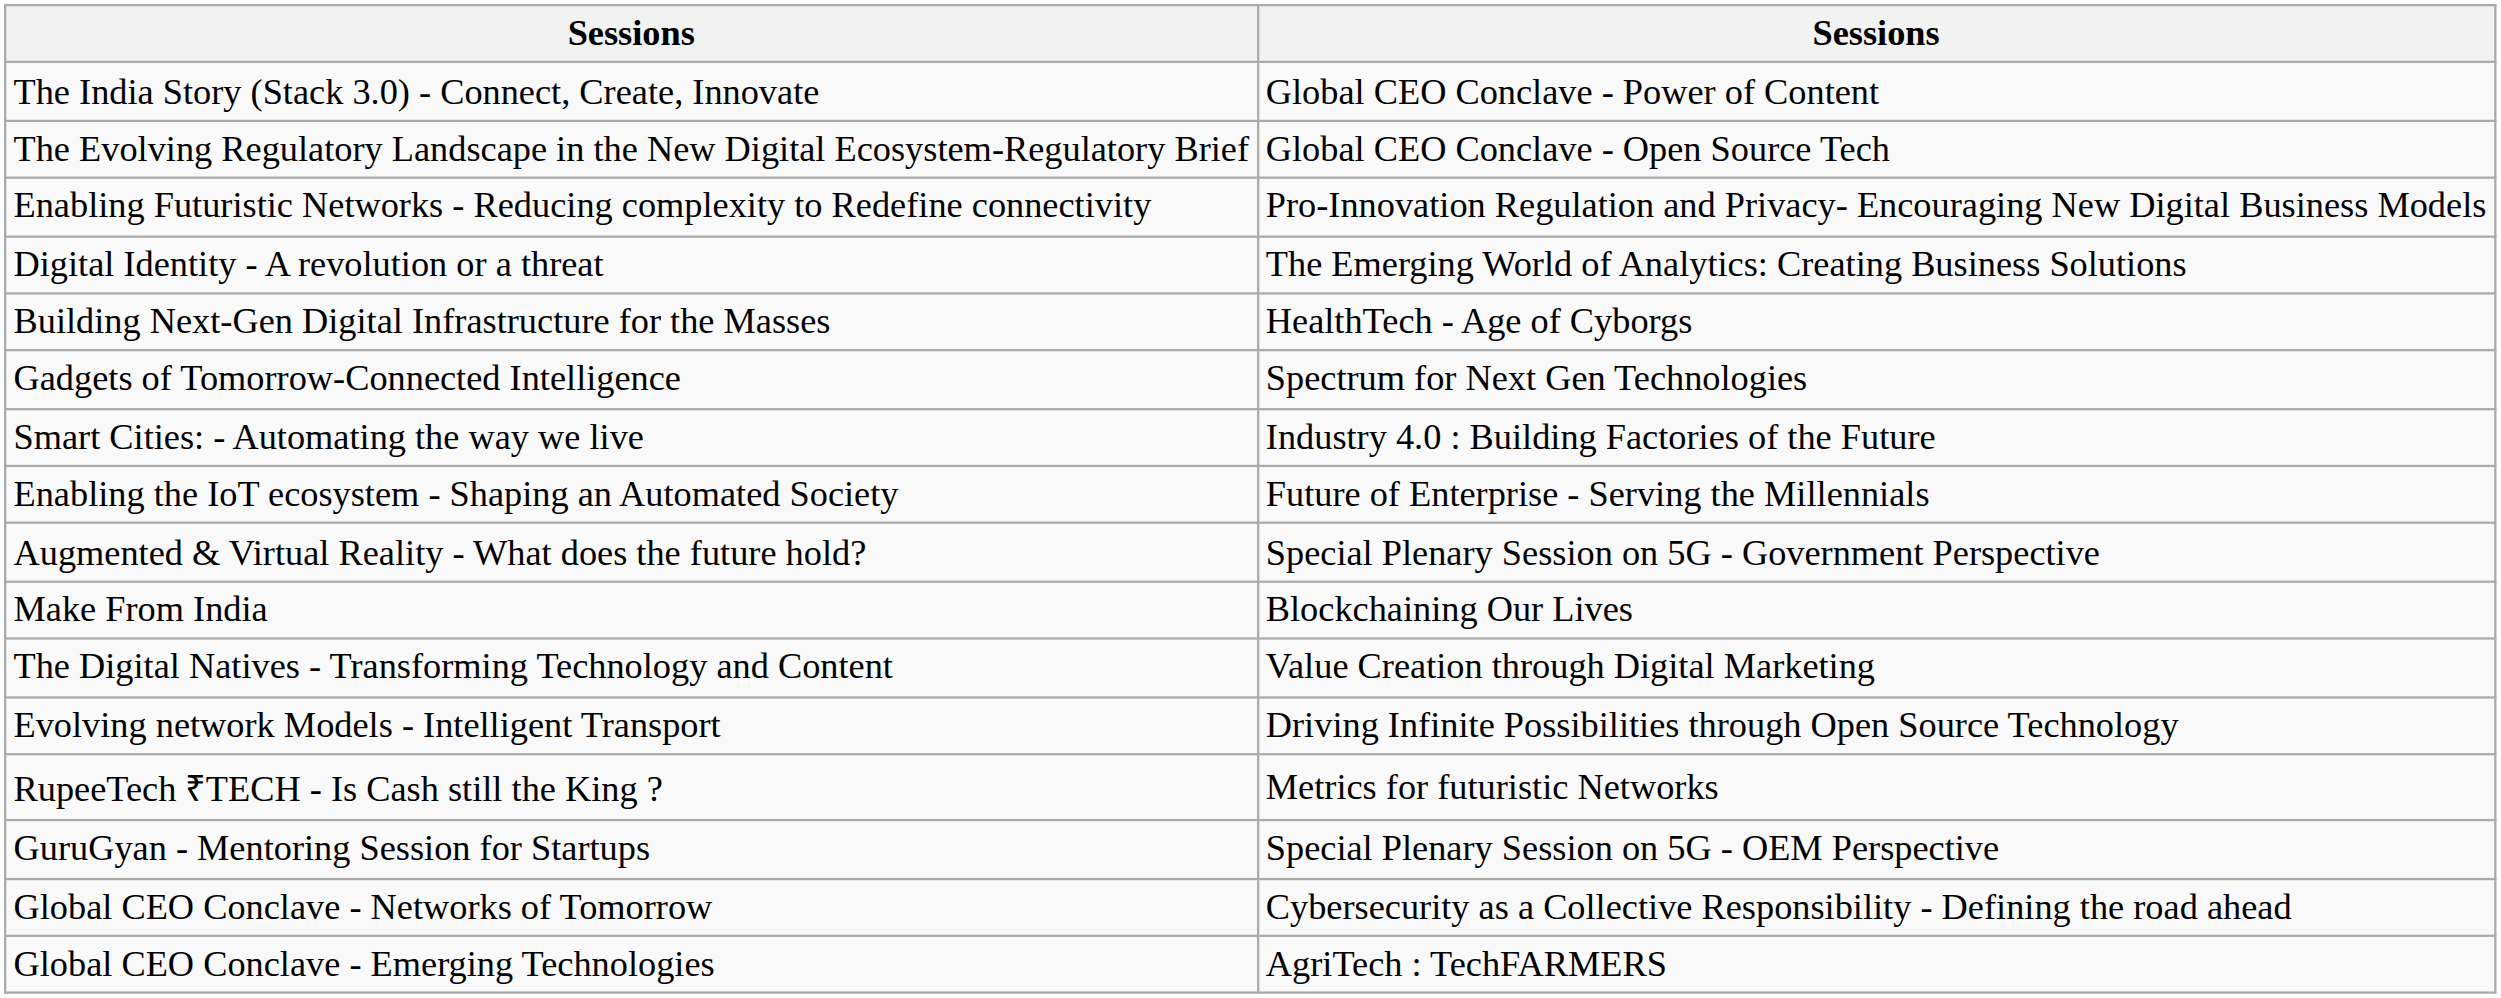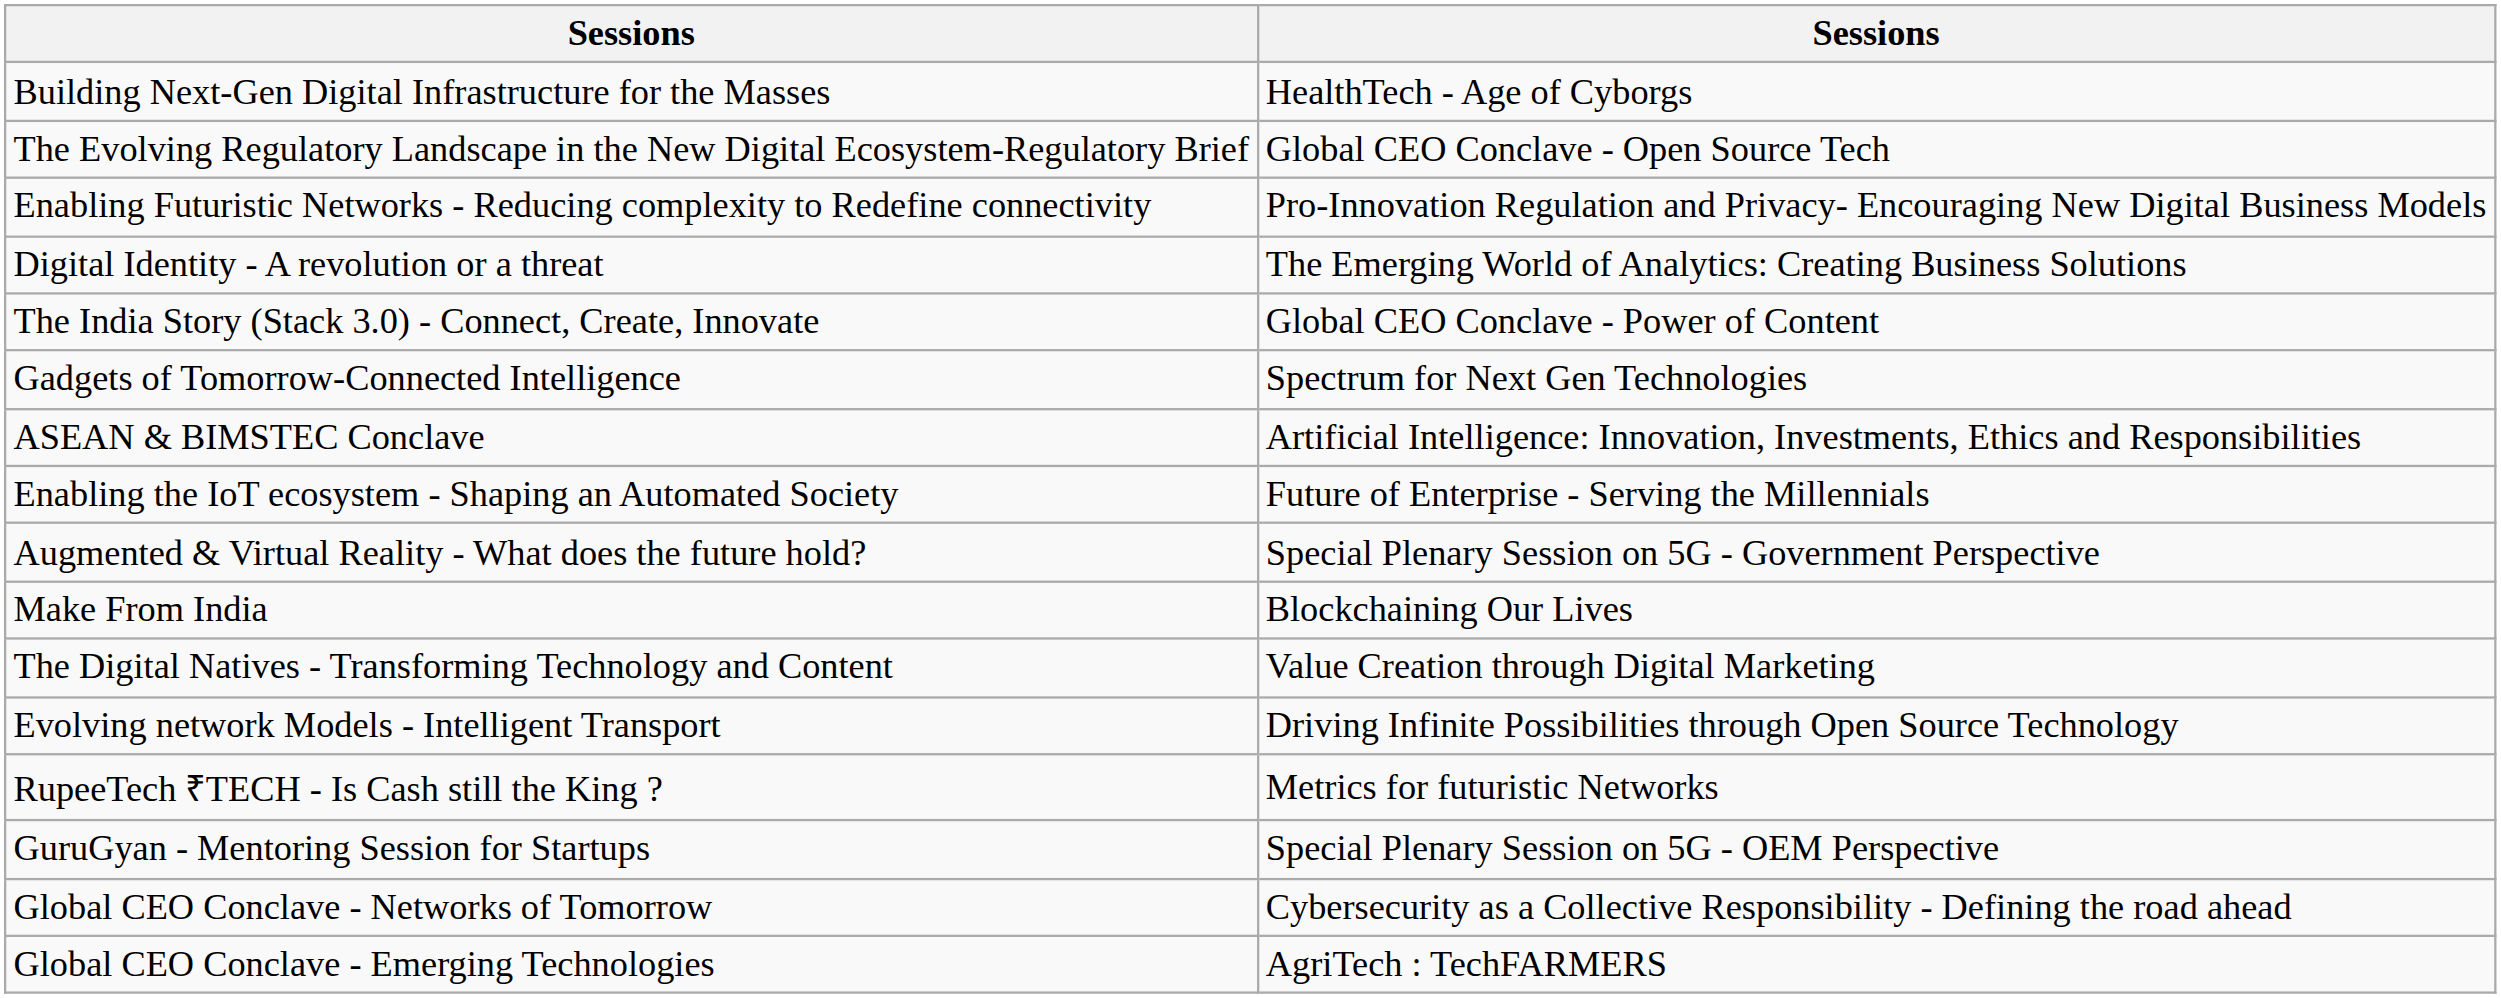rows swapped: (416, 90) <-> (422, 321)
+ row: (249, 436)
- row: (329, 436)
